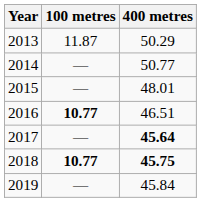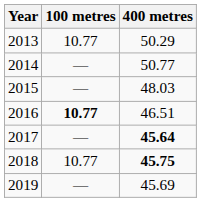(80, 40) 11.87 -> (80, 40) 10.77
(158, 88) 48.01 -> (158, 88) 48.03
(80, 161) bold -> (80, 161) normal
(158, 185) 45.84 -> (158, 185) 45.69
